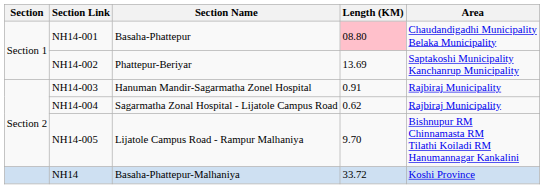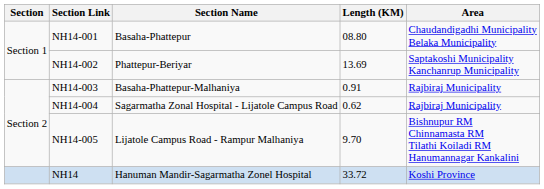(355, 36) pink background -> (355, 36) no background
(213, 88) Hanuman Mandir-Sagarmatha Zonel Hospital -> (177, 88) Basaha-Phattepur-Malhaniya
(177, 175) Basaha-Phattepur-Malhaniya -> (213, 175) Hanuman Mandir-Sagarmatha Zonel Hospital
